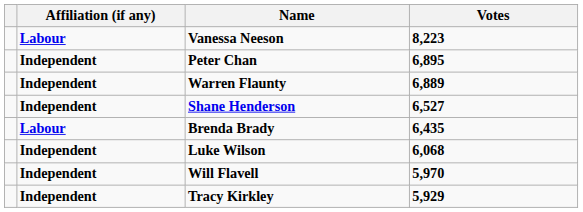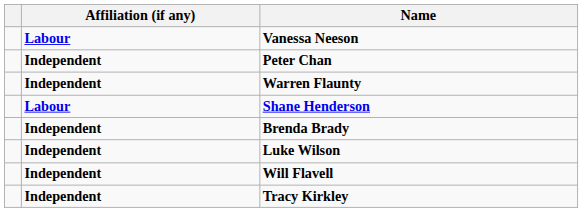- column: (493, 15)
(58, 106) Independent -> (47, 106) Labour
(43, 128) Labour -> (63, 128) Independent
